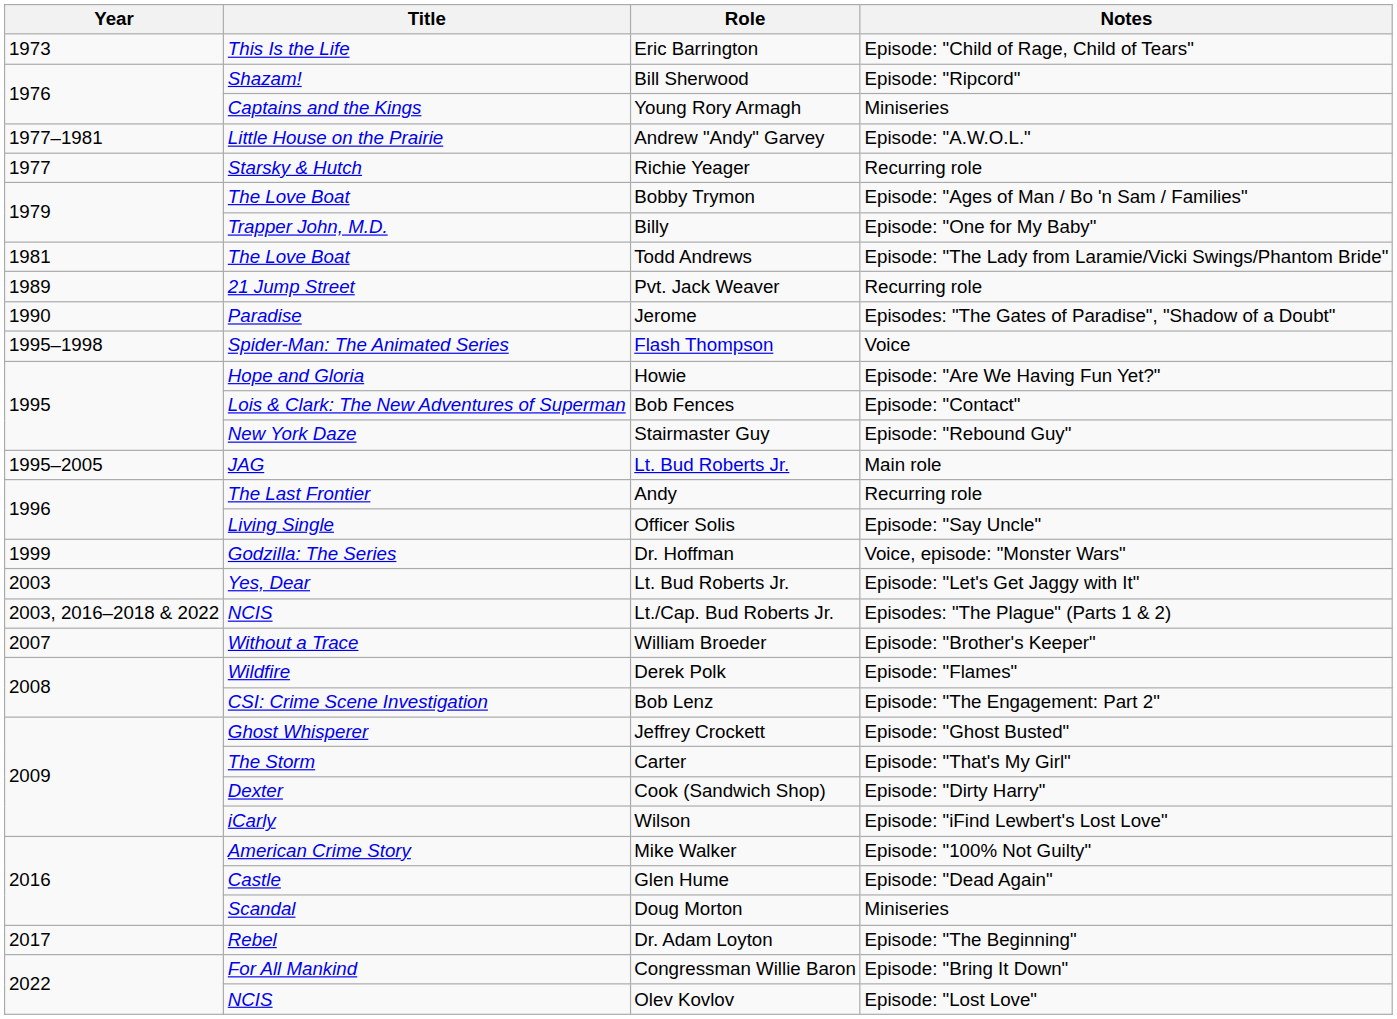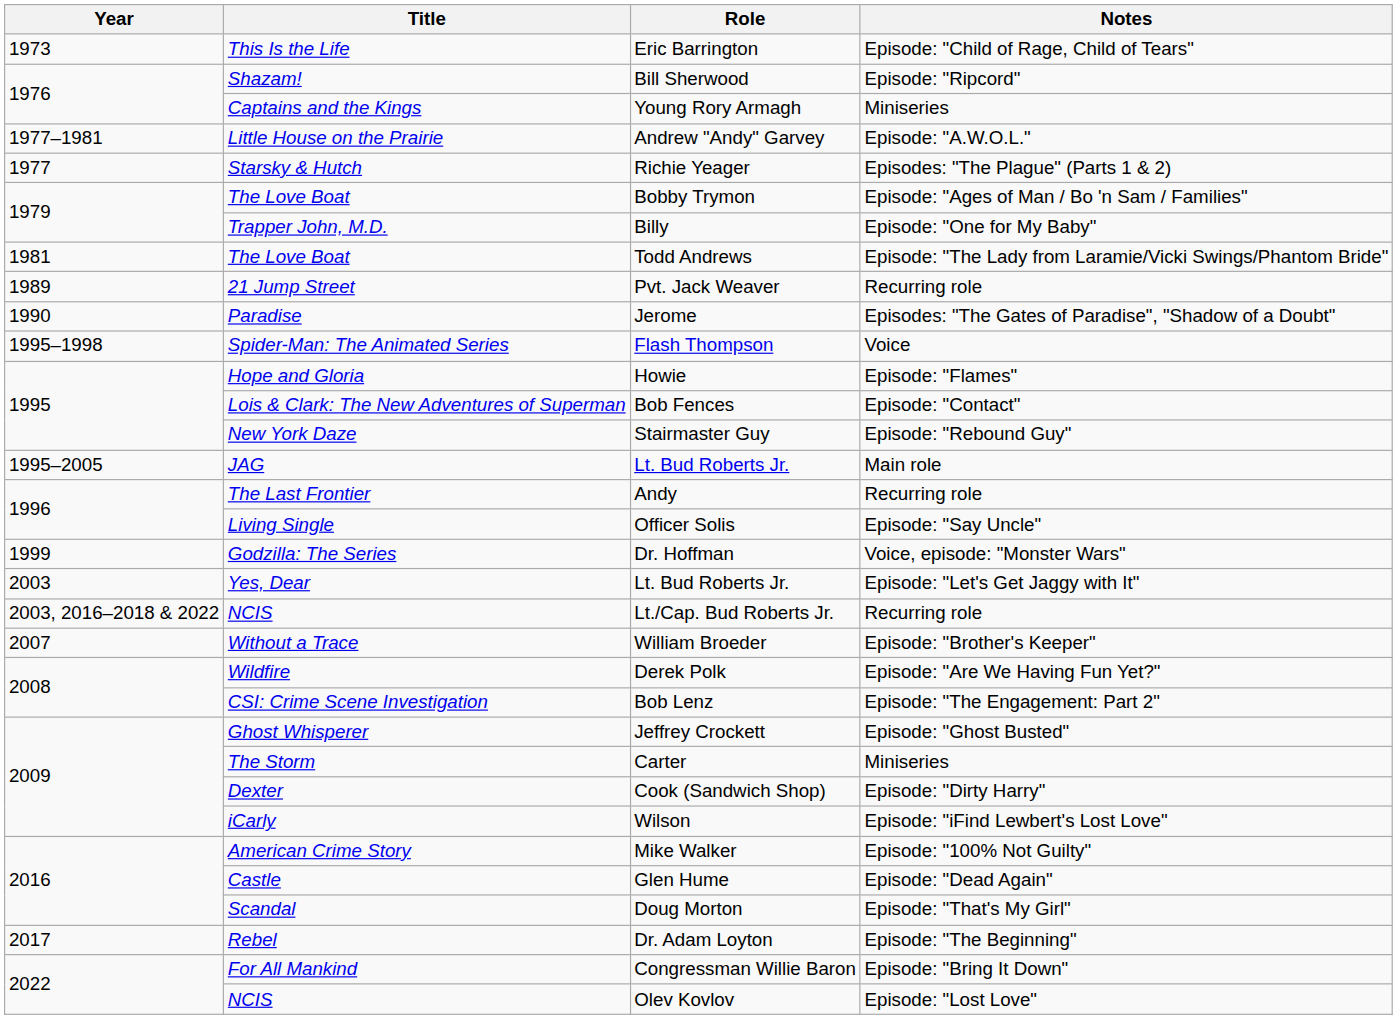(923, 167) Recurring role -> (1018, 167) Episodes: "The Plague" (Parts 1 & 2)
(1013, 375) Episode: "Are We Having Fun Yet?" -> (941, 375) Episode: "Flames"
(1018, 613) Episodes: "The Plague" (Parts 1 & 2) -> (923, 613) Recurring role
(941, 672) Episode: "Flames" -> (1013, 672) Episode: "Are We Having Fun Yet?"
(968, 761) Episode: "That's My Girl" -> (907, 761) Miniseries
(907, 910) Miniseries -> (968, 910) Episode: "That's My Girl"
